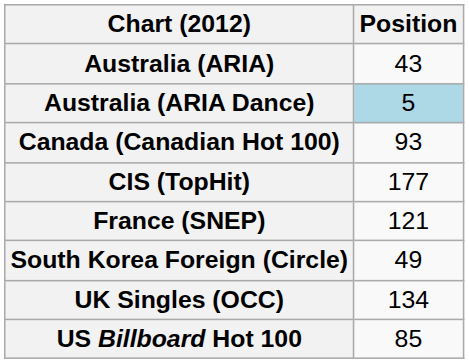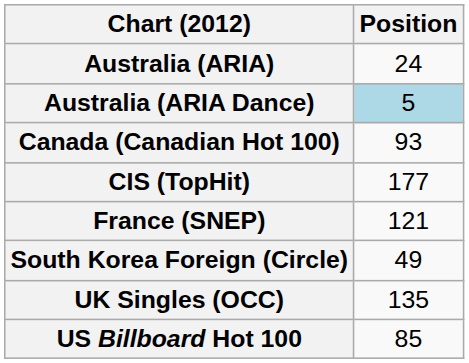(408, 63) 43 -> (408, 63) 24
(408, 299) 134 -> (408, 299) 135
